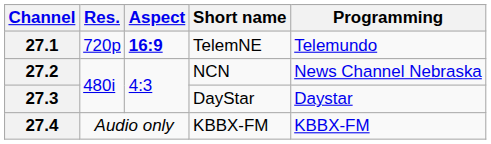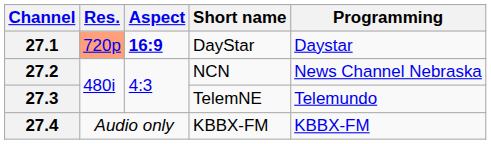(102, 44) no background -> (102, 44) lightsalmon background
(227, 44) TelemNE -> (224, 44) DayStar
(336, 44) Telemundo -> (323, 44) Daystar
(224, 98) DayStar -> (227, 98) TelemNE
(323, 98) Daystar -> (336, 98) Telemundo
